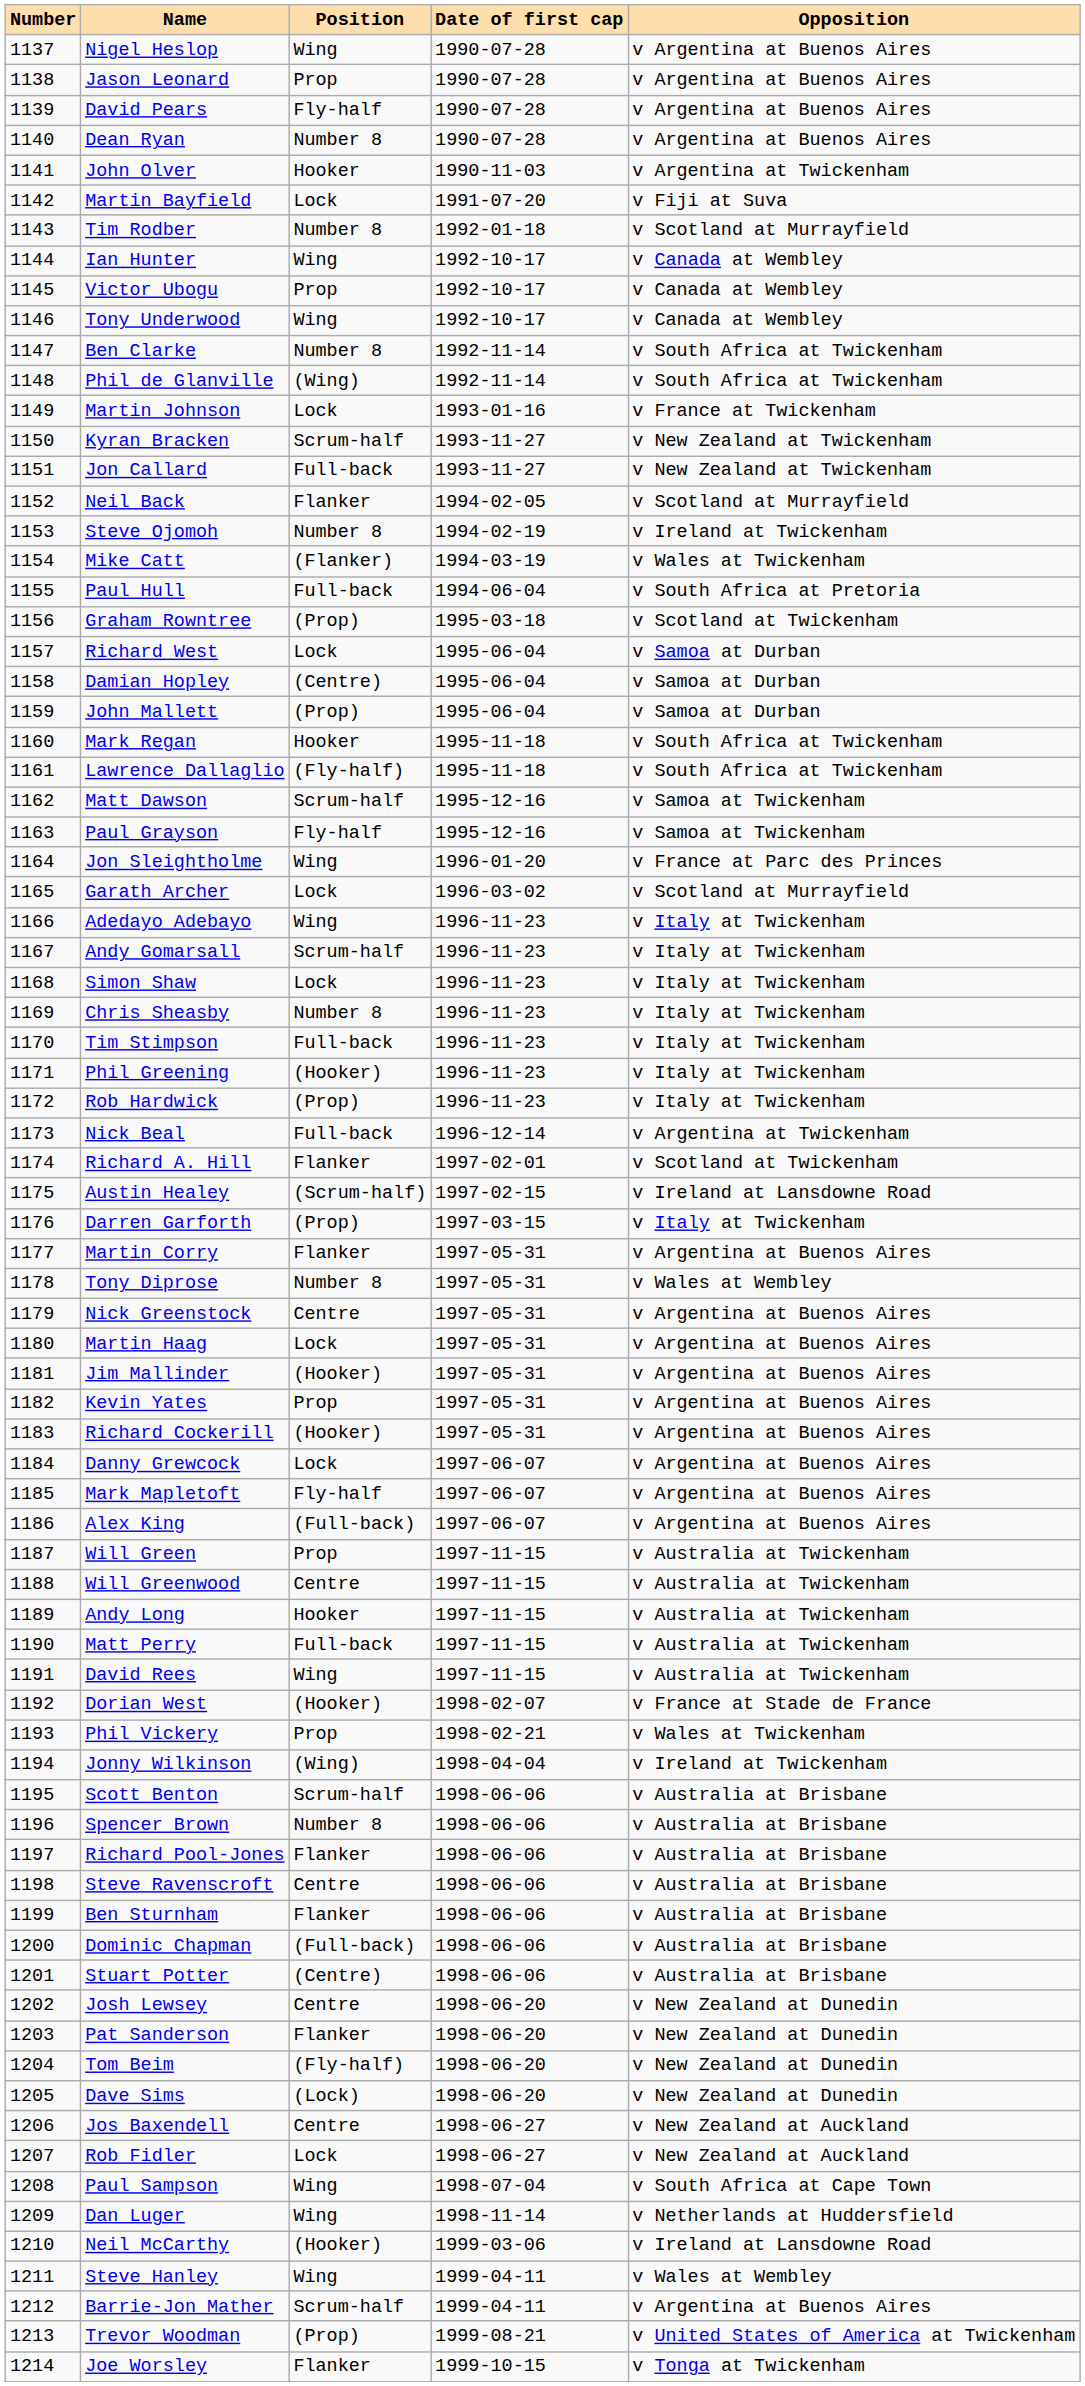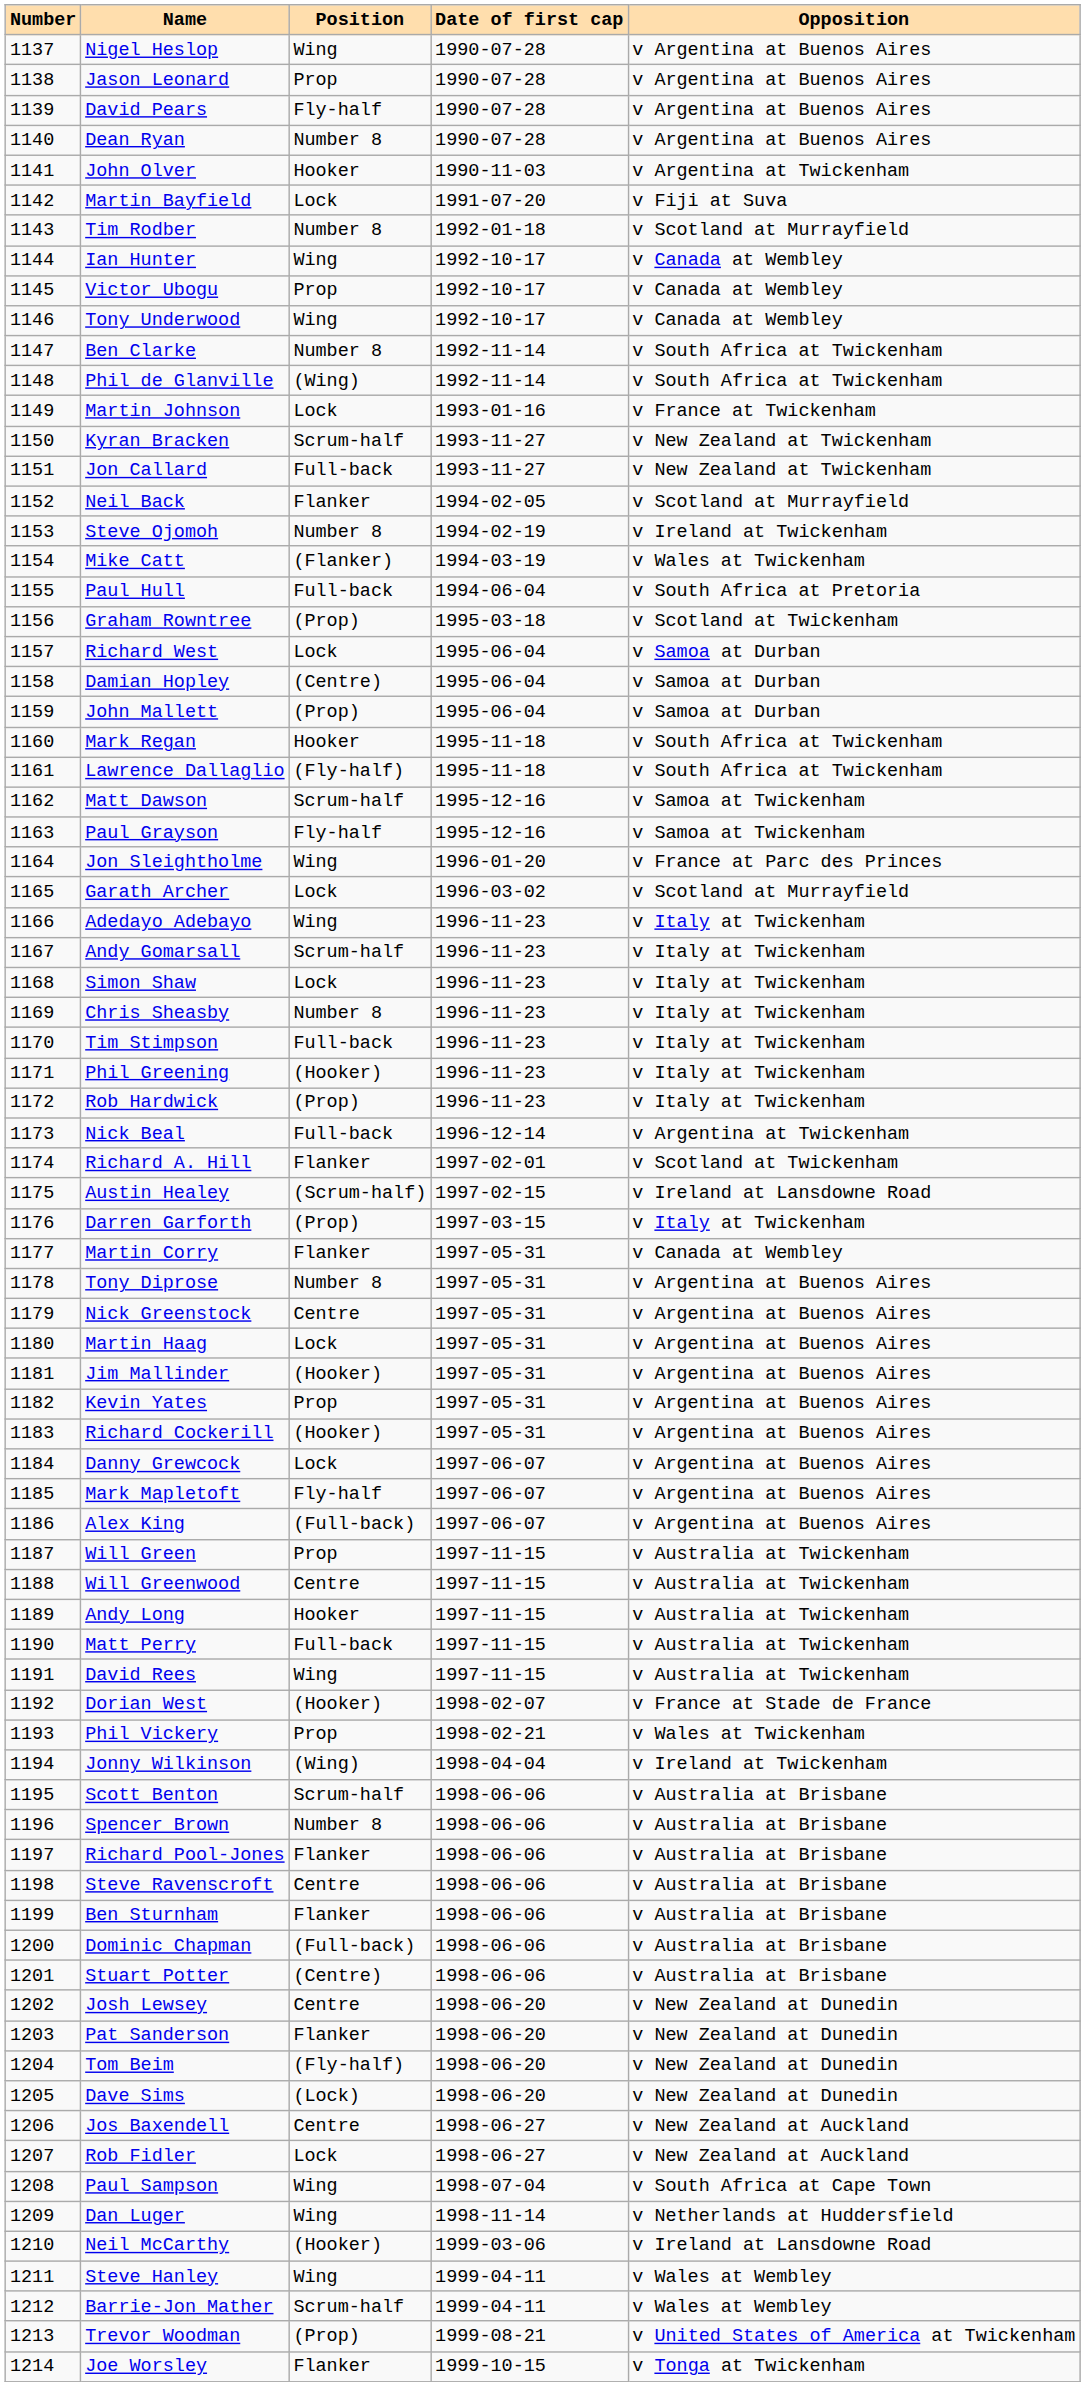(782, 1253) v Argentina at Buenos Aires -> (737, 1253) v Canada at Wembley
(732, 1283) v Wales at Wembley -> (782, 1283) v Argentina at Buenos Aires
(782, 2306) v Argentina at Buenos Aires -> (732, 2306) v Wales at Wembley
